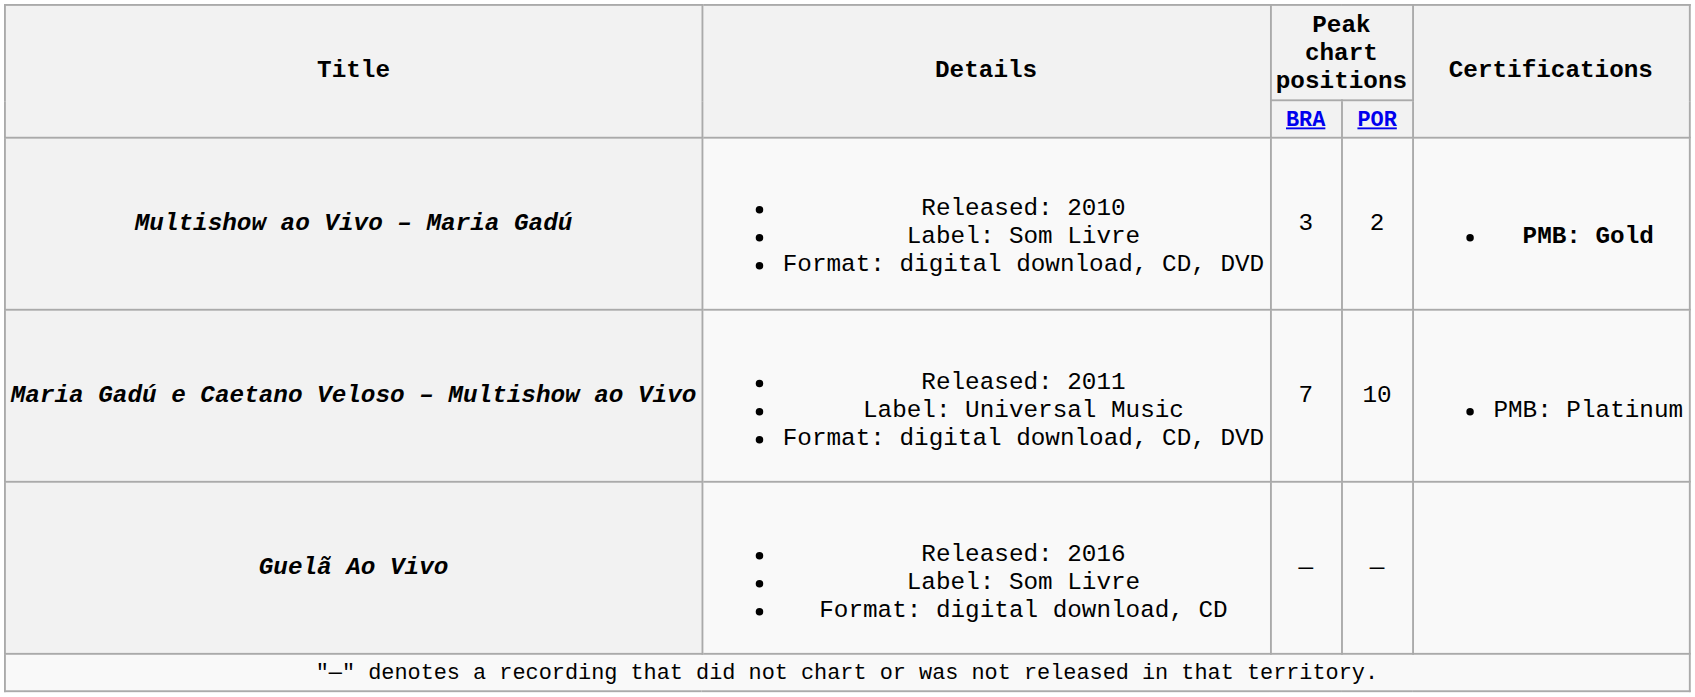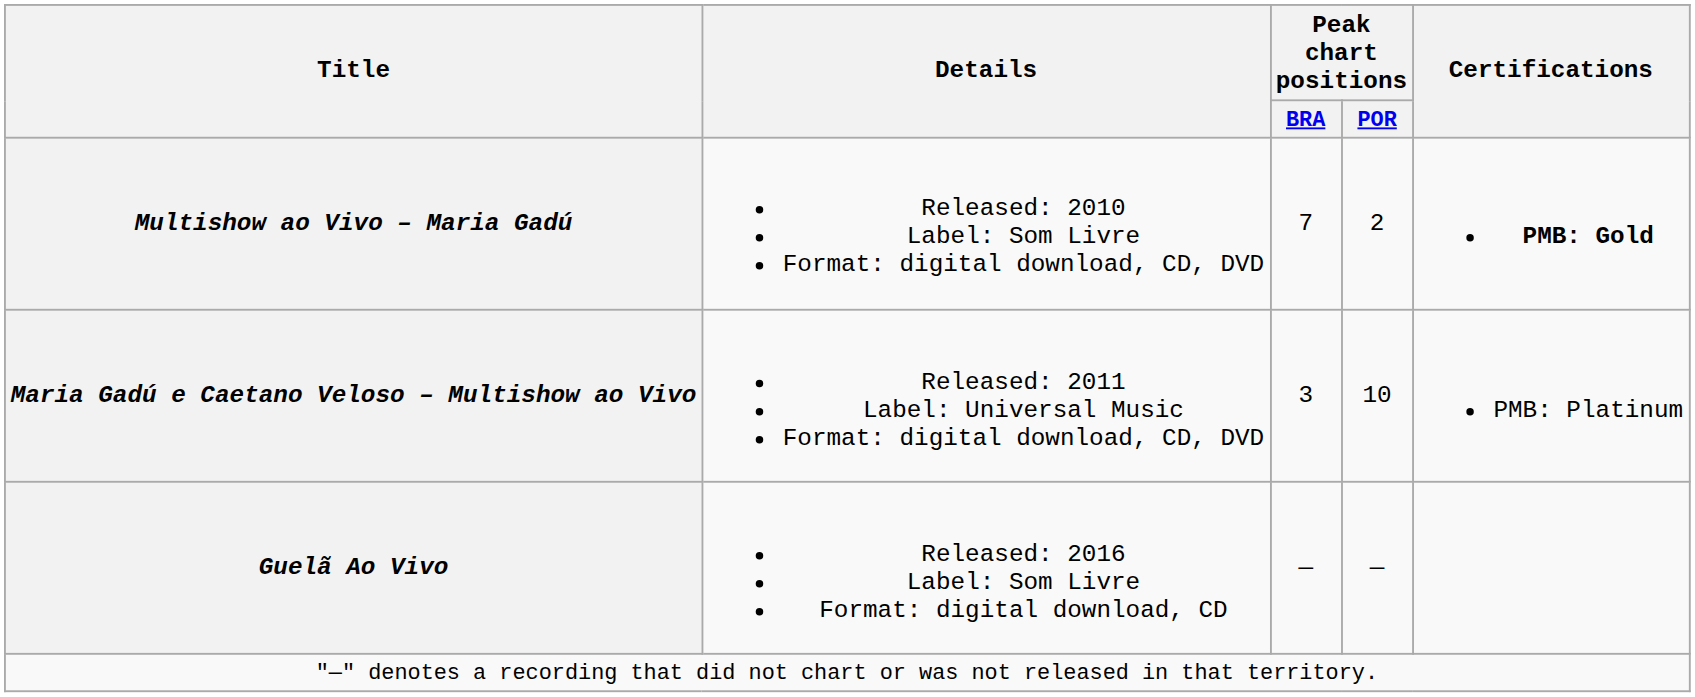(1306, 224) 3 -> (1306, 224) 7
(1306, 396) 7 -> (1306, 396) 3
